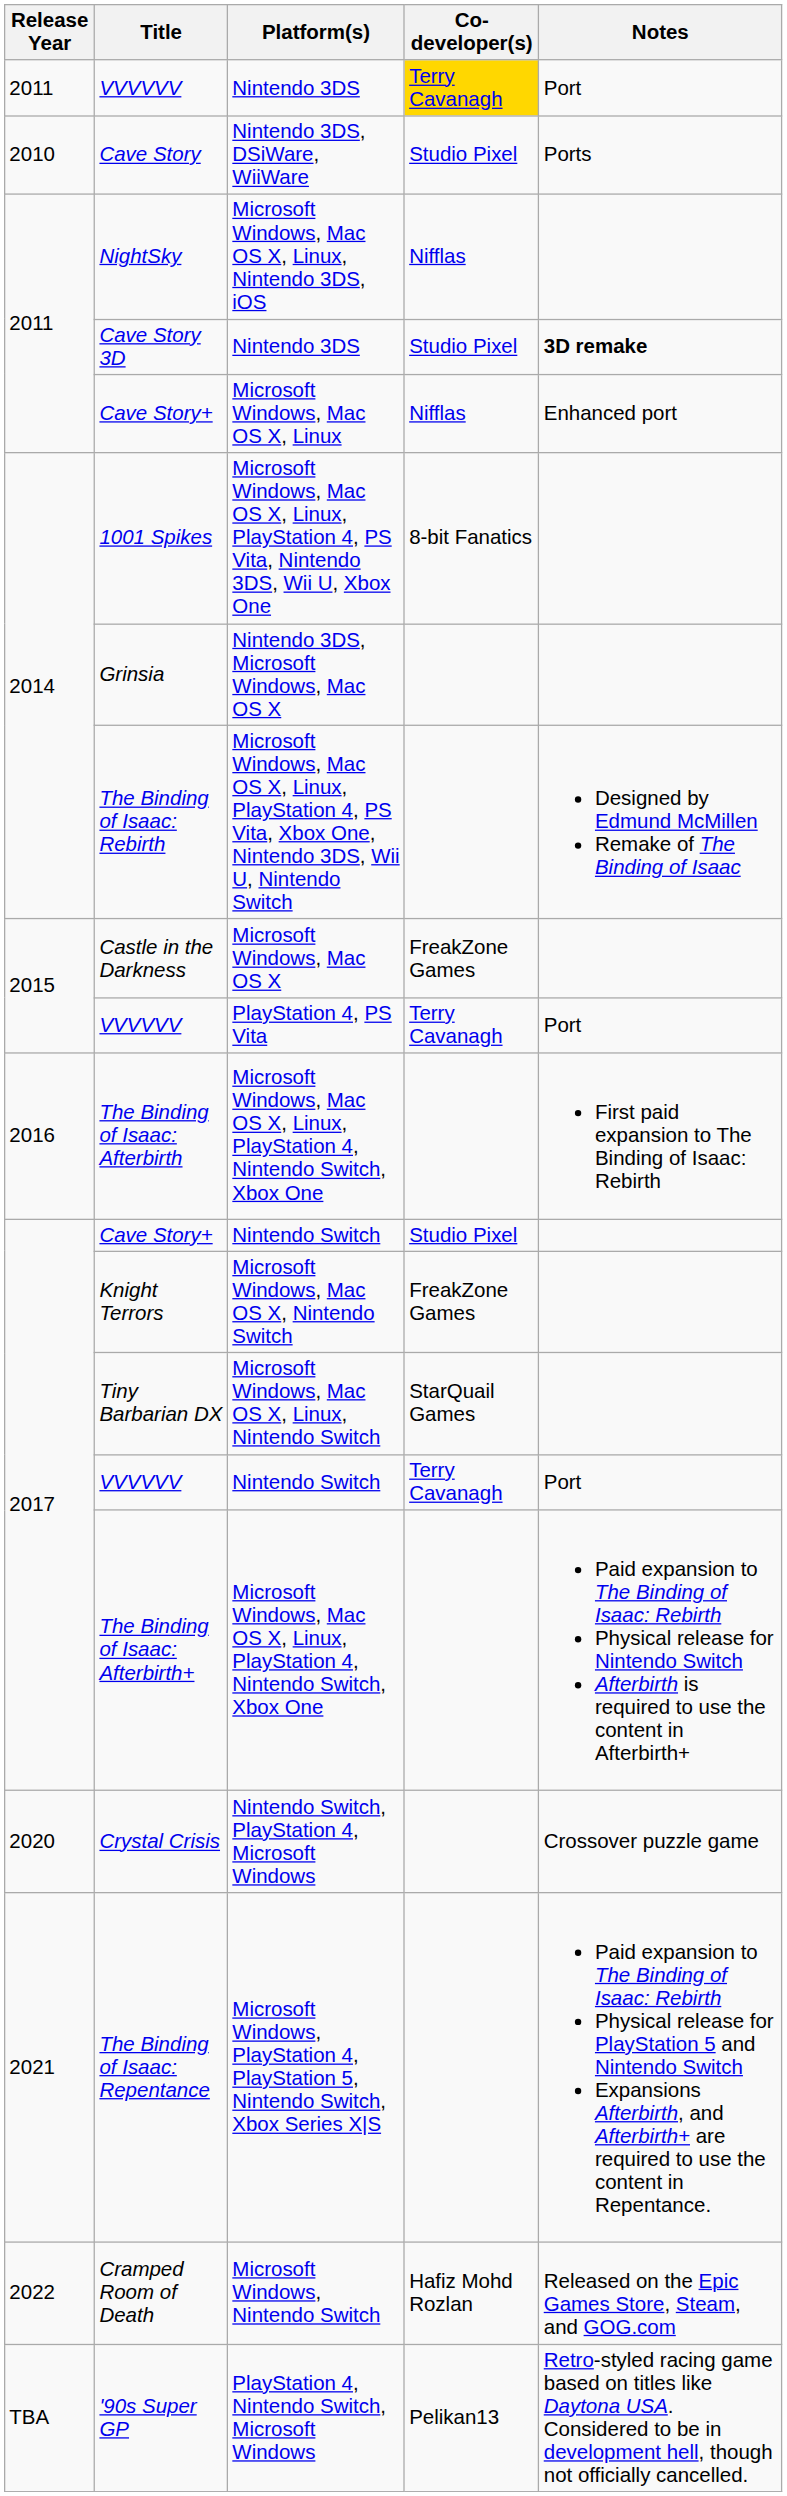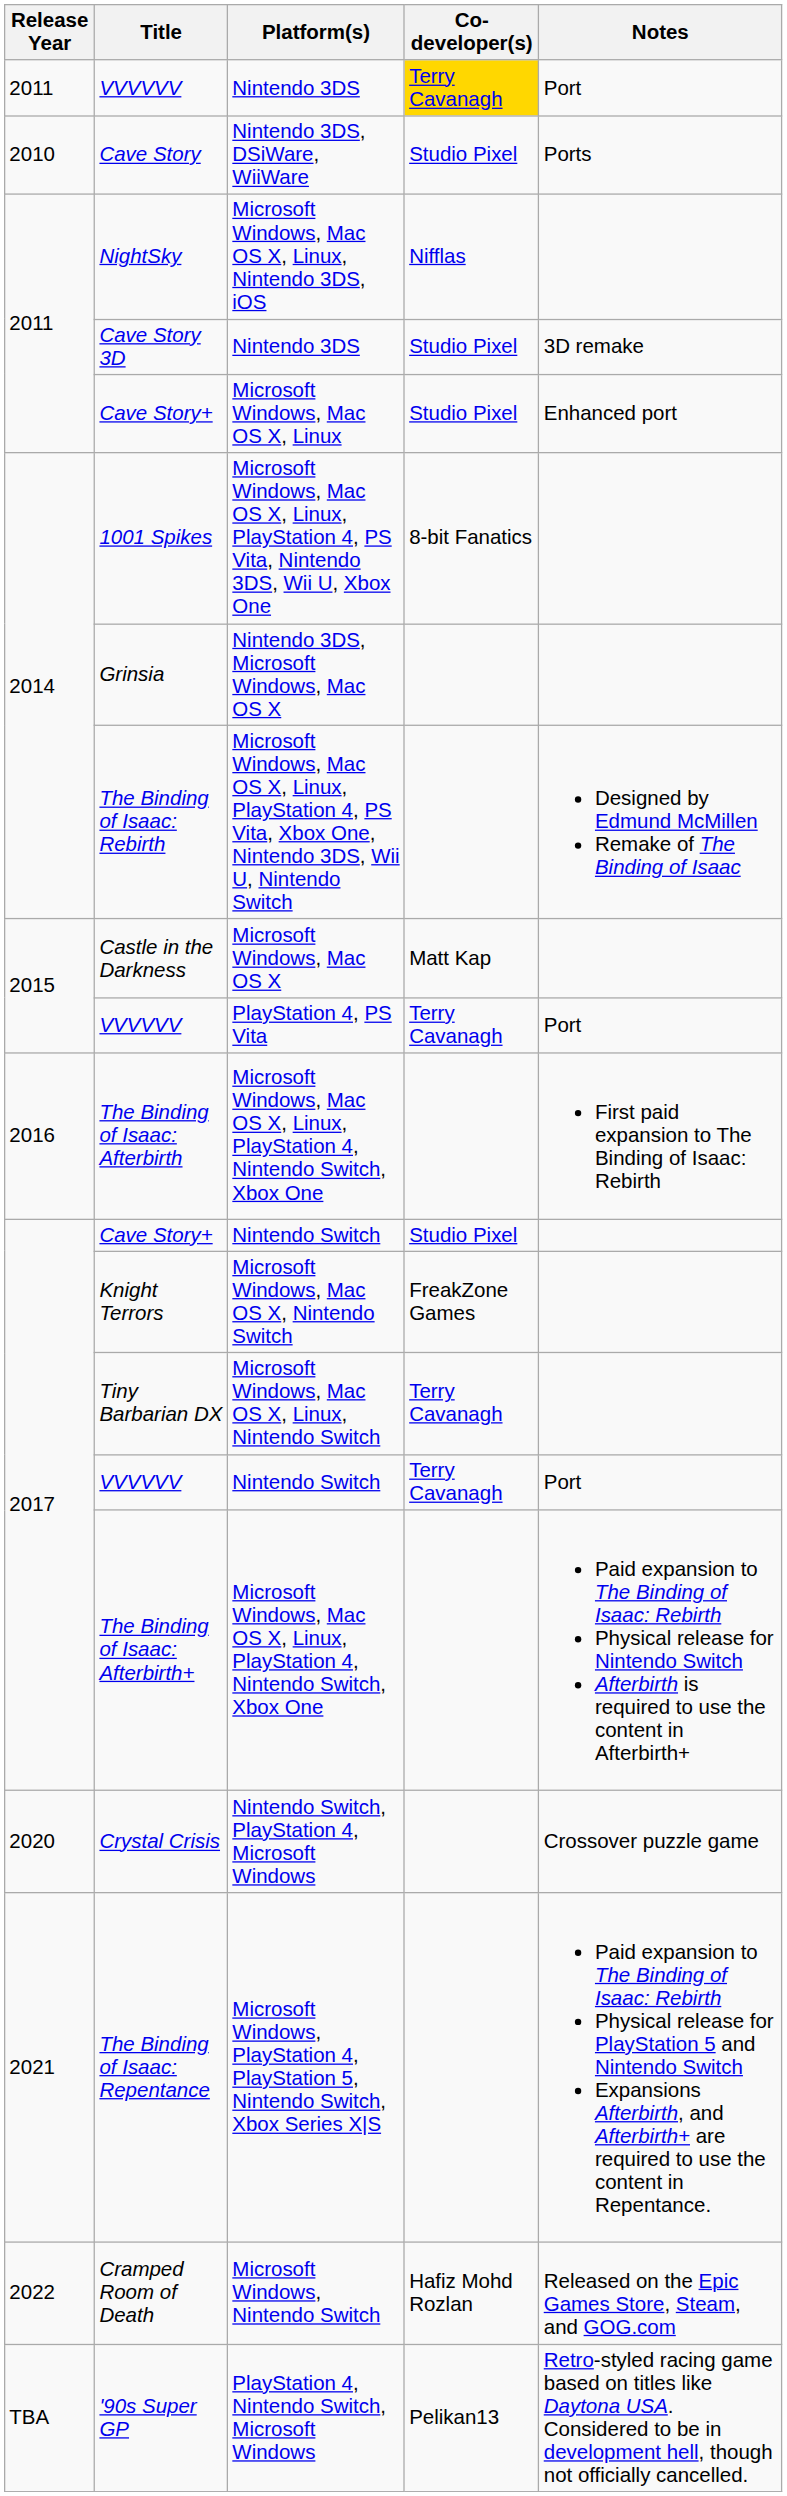(596, 346) bold -> (594, 346) normal
(437, 413) Nifflas -> (463, 413) Studio Pixel
(459, 958) FreakZone Games -> (450, 958) Matt Kap
(452, 1403) StarQuail Games -> (456, 1403) Terry Cavanagh
